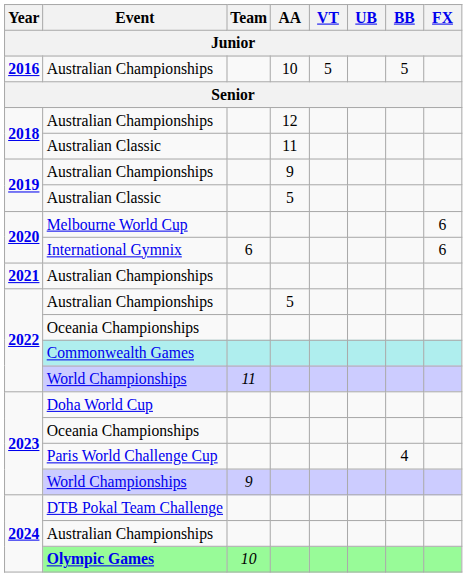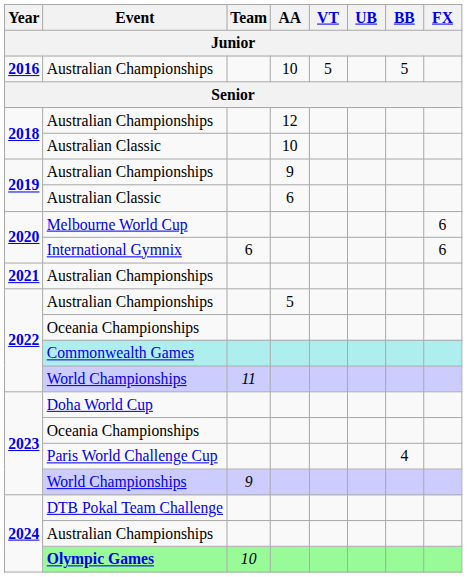(290, 146) 11 -> (290, 146) 10
(290, 198) 5 -> (290, 198) 6
